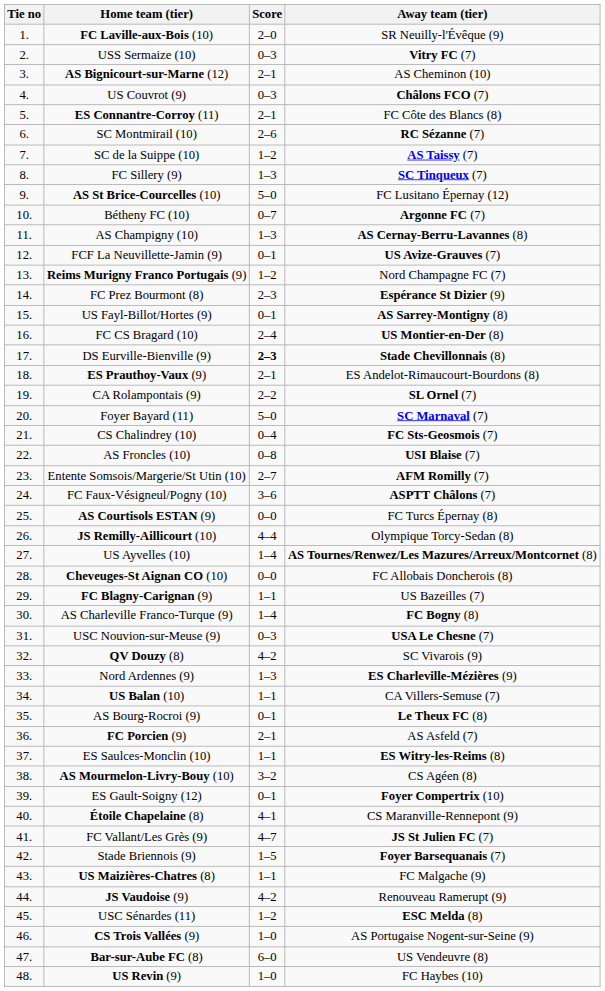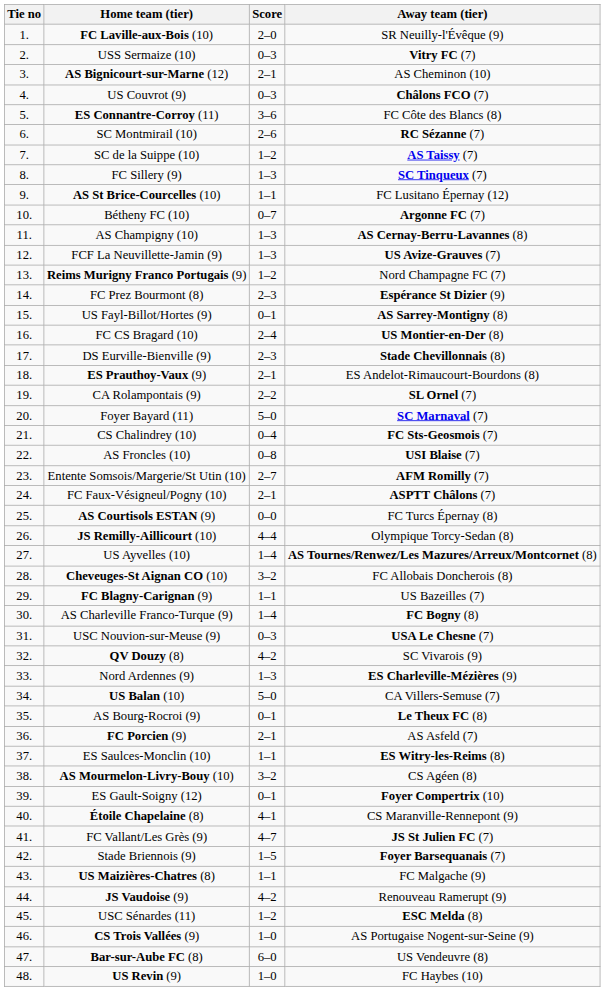(267, 114) 2–1 -> (267, 114) 3–6
(267, 194) 5–0 -> (267, 194) 1–1
(267, 255) 0–1 -> (267, 255) 1–3
(267, 355) bold -> (267, 355) normal
(267, 495) 3–6 -> (267, 495) 2–1
(267, 575) 0–0 -> (267, 575) 3–2
(267, 696) 1–1 -> (267, 696) 5–0
